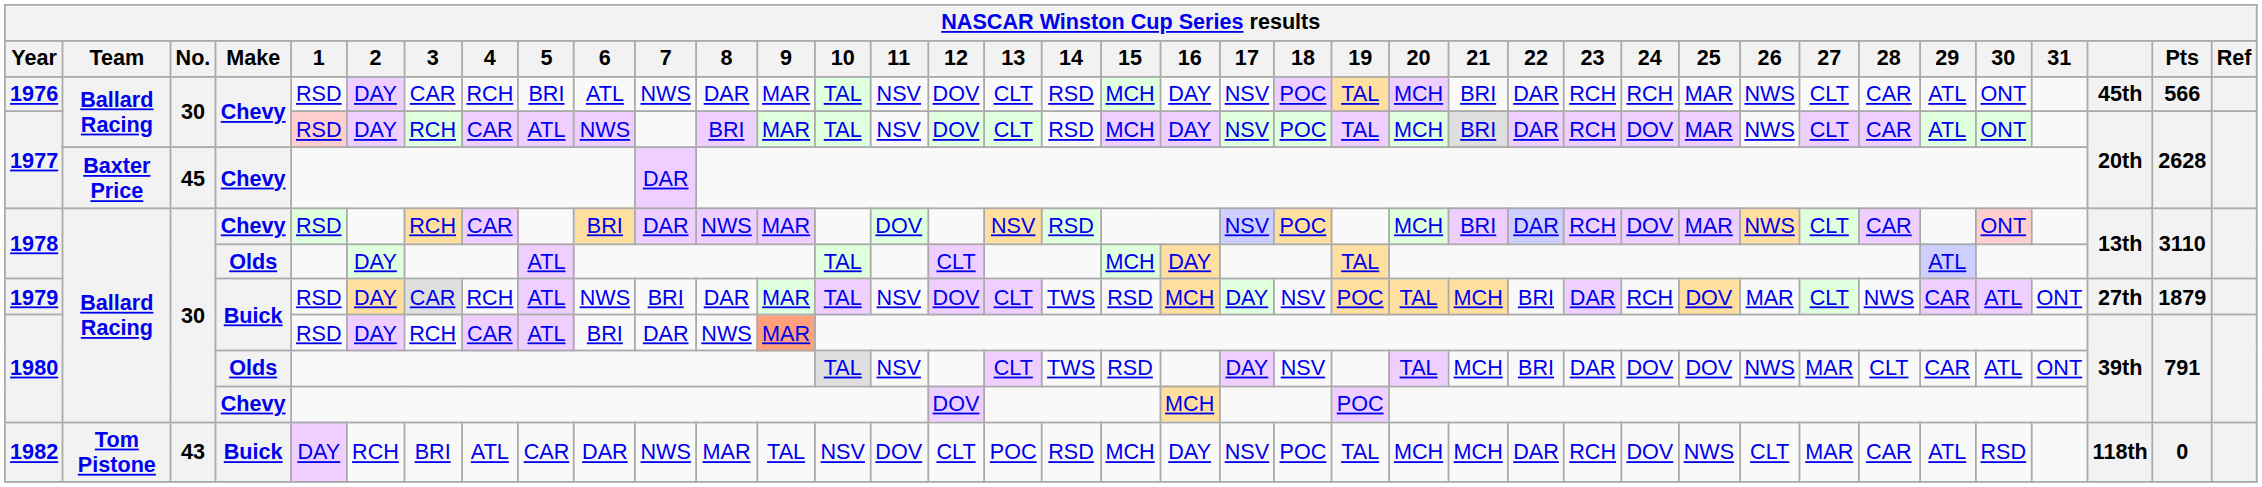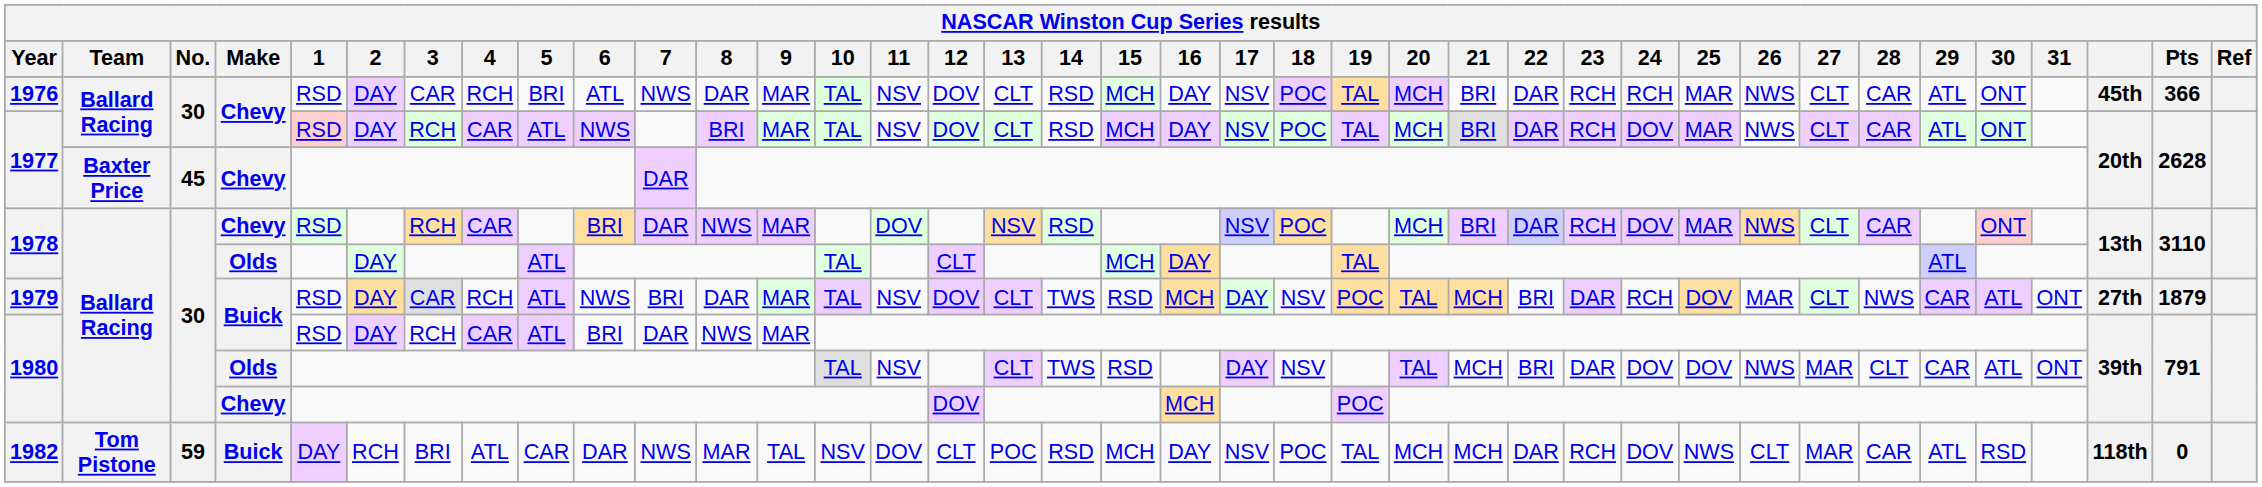(2182, 94) 566 -> (2182, 94) 366
(786, 333) lightsalmon background -> (786, 333) no background
(193, 452) 43 -> (193, 452) 59
